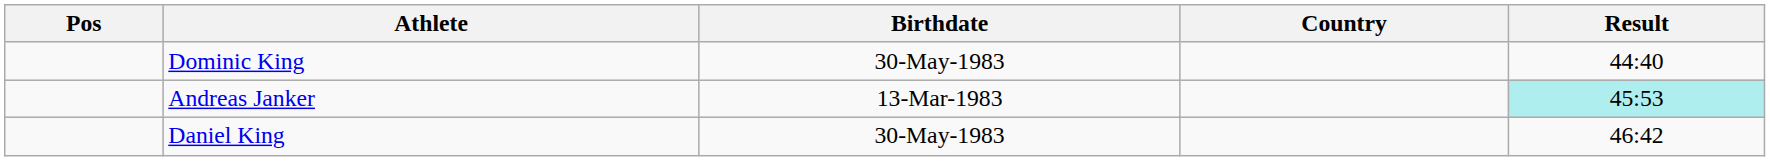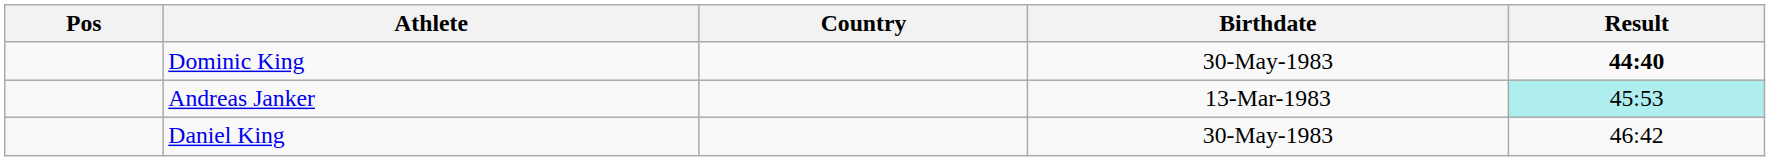columns swapped: (940, 23) <-> (1344, 23)
(1637, 60) normal -> (1637, 60) bold
